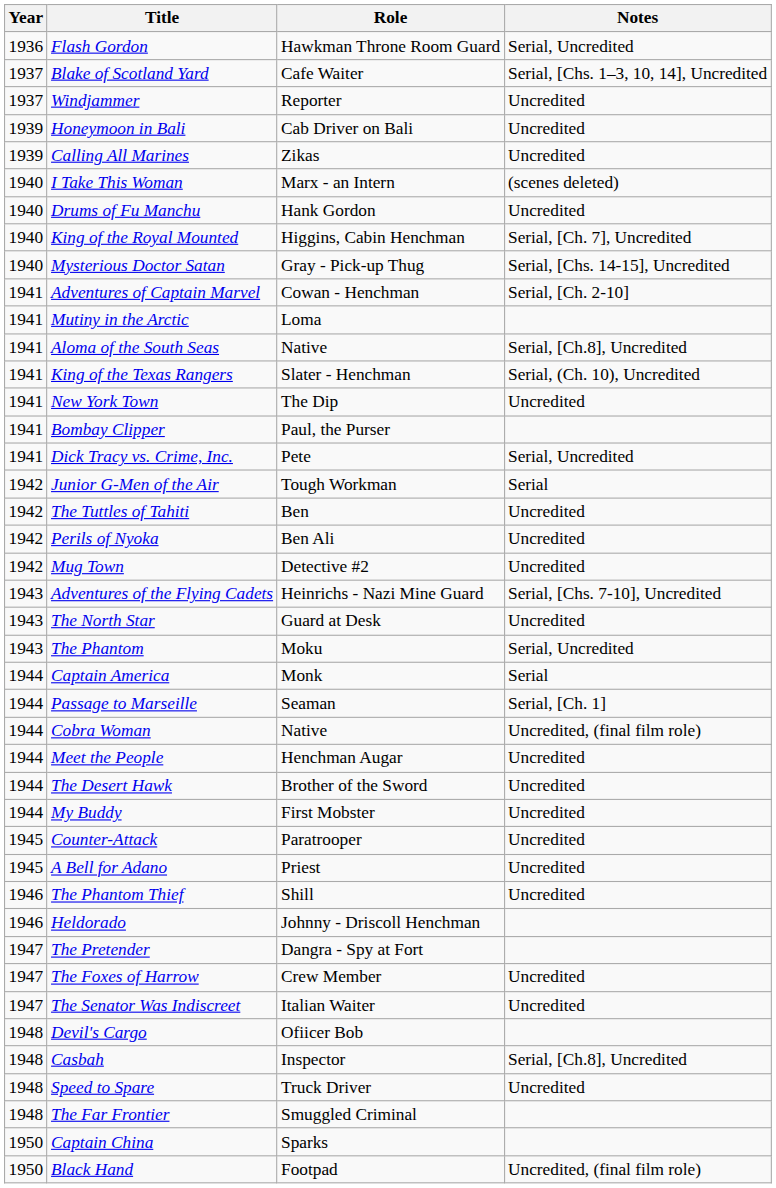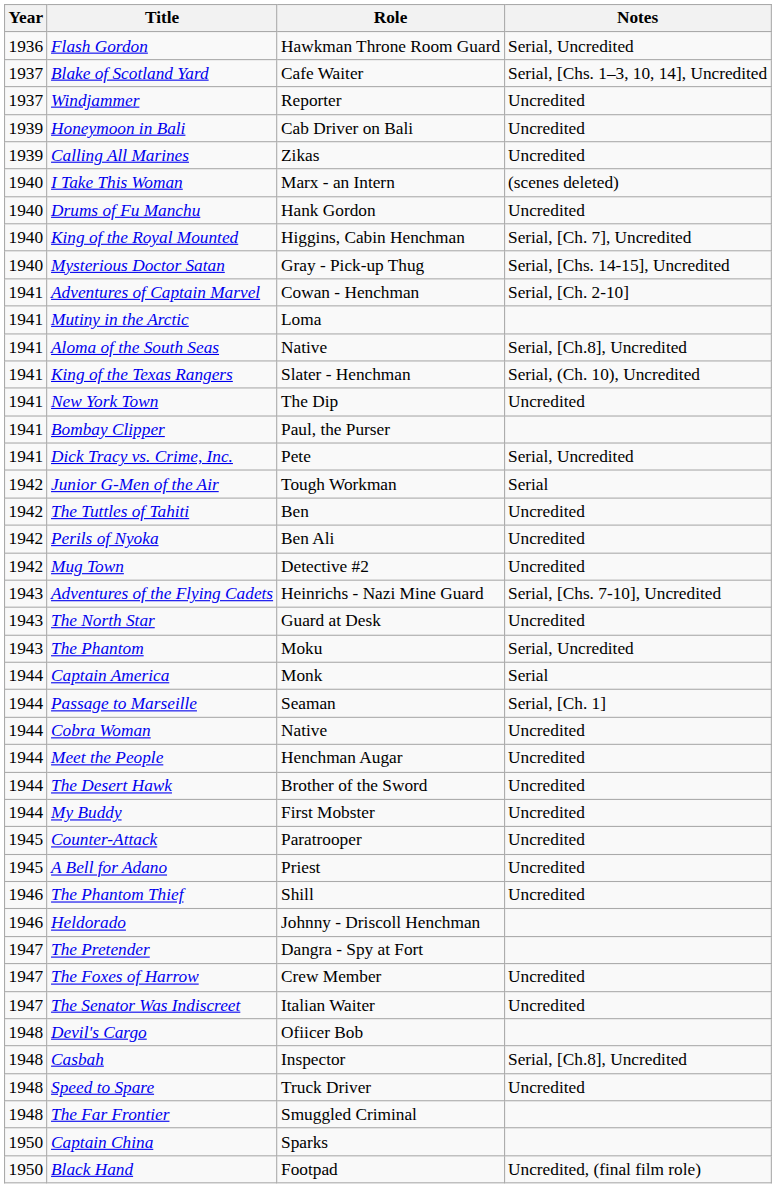(604, 730) Uncredited, (final film role) -> (546, 730) Uncredited
